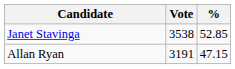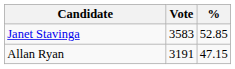(181, 34) 3538 -> (181, 34) 3583
